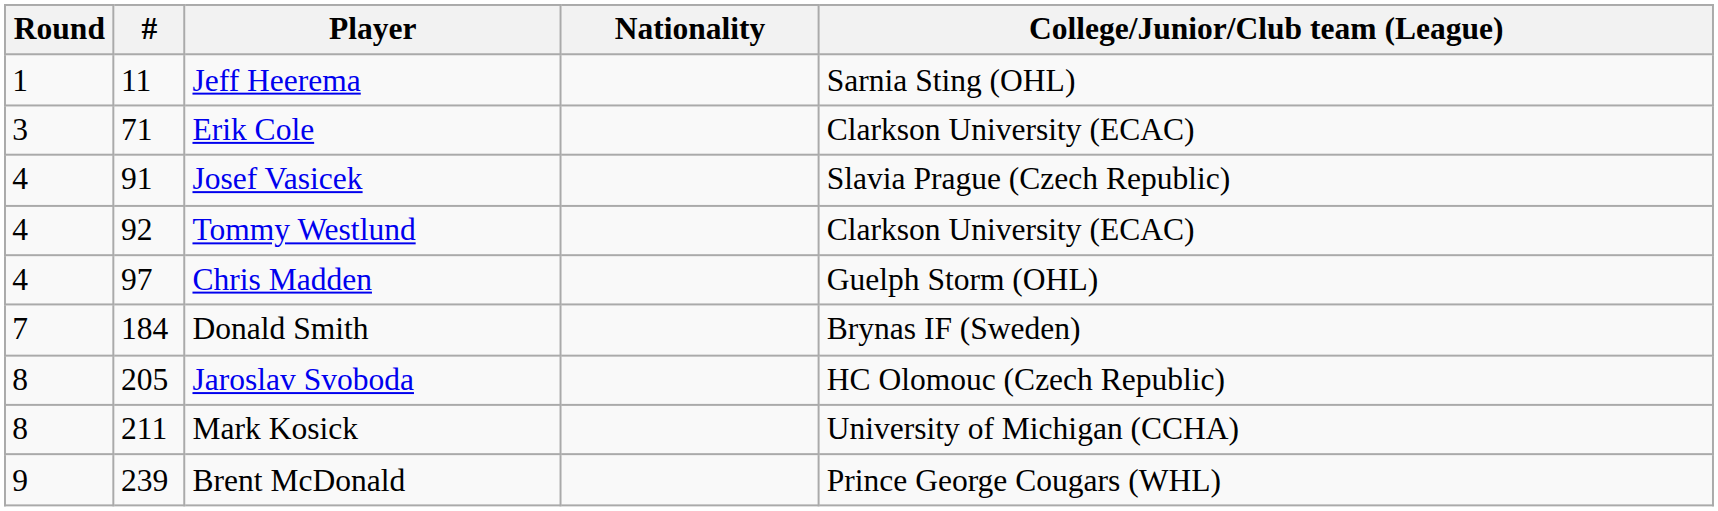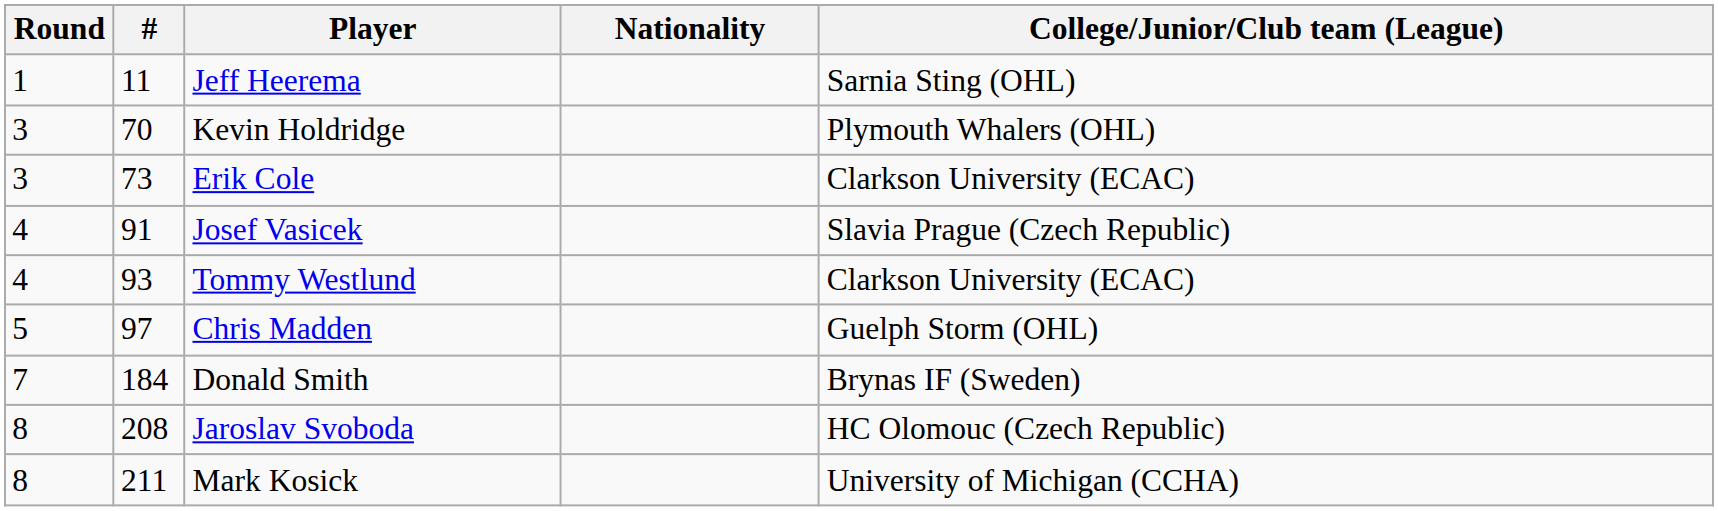+ row: (299, 129)
(137, 129) 71 -> (137, 179) 73
(137, 229) 92 -> (137, 279) 93
(20, 279) 4 -> (20, 329) 5
(145, 379) 205 -> (145, 429) 208
- row: (299, 479)
